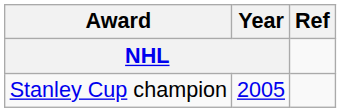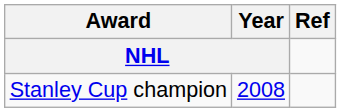(261, 90) 2005 -> (261, 90) 2008
